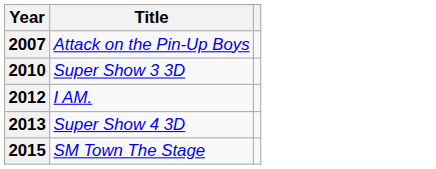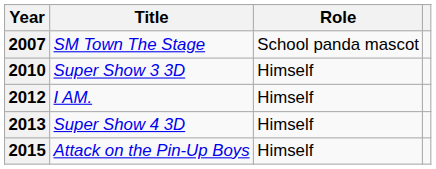+ column: (338, 17)
(152, 44) Attack on the Pin-Up Boys -> (129, 44) SM Town The Stage
(129, 151) SM Town The Stage -> (152, 151) Attack on the Pin-Up Boys
